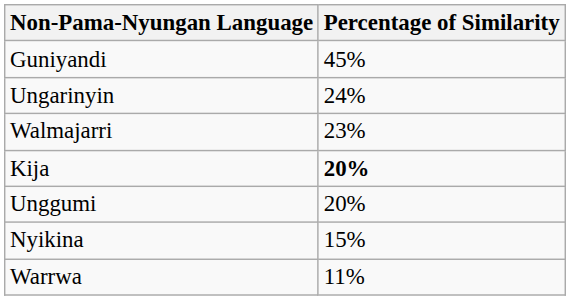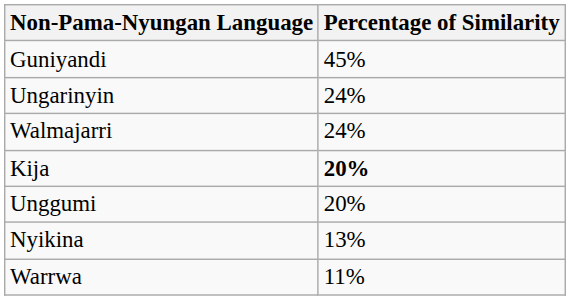(345, 131) 23% -> (345, 131) 24%
(345, 240) 15% -> (345, 240) 13%
